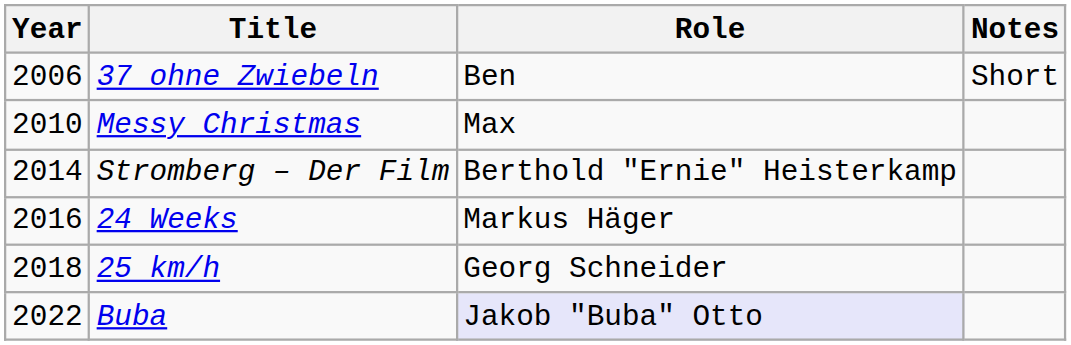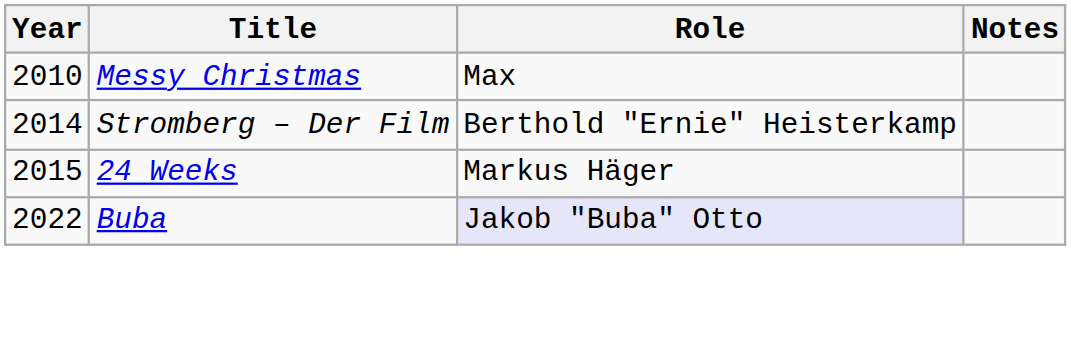- row: (238, 77)
(47, 221) 2016 -> (47, 173) 2015
- row: (158, 268)
